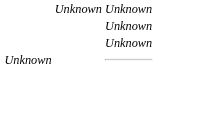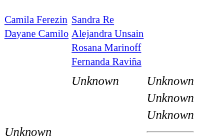+ row: (36, 27)
